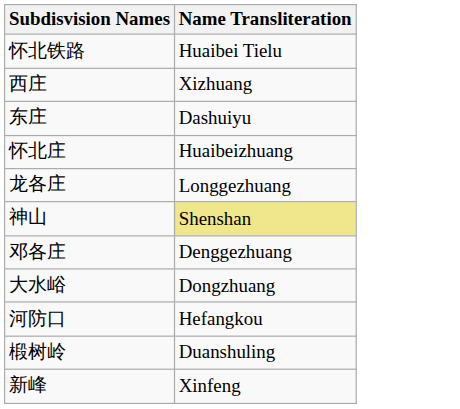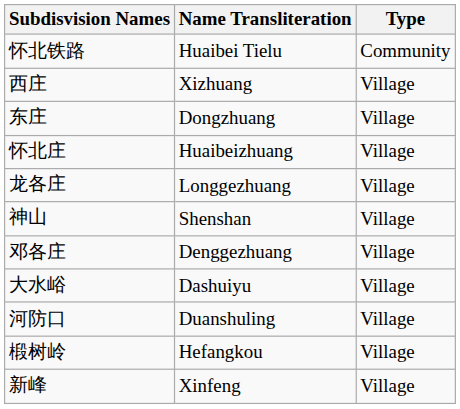+ column: (405, 19)
(215, 118) Dashuiyu -> (227, 118) Dongzhuang
(215, 218) khaki background -> (215, 218) no background
(227, 285) Dongzhuang -> (215, 285) Dashuiyu
(221, 319) Hefangkou -> (227, 319) Duanshuling
(227, 352) Duanshuling -> (221, 352) Hefangkou
